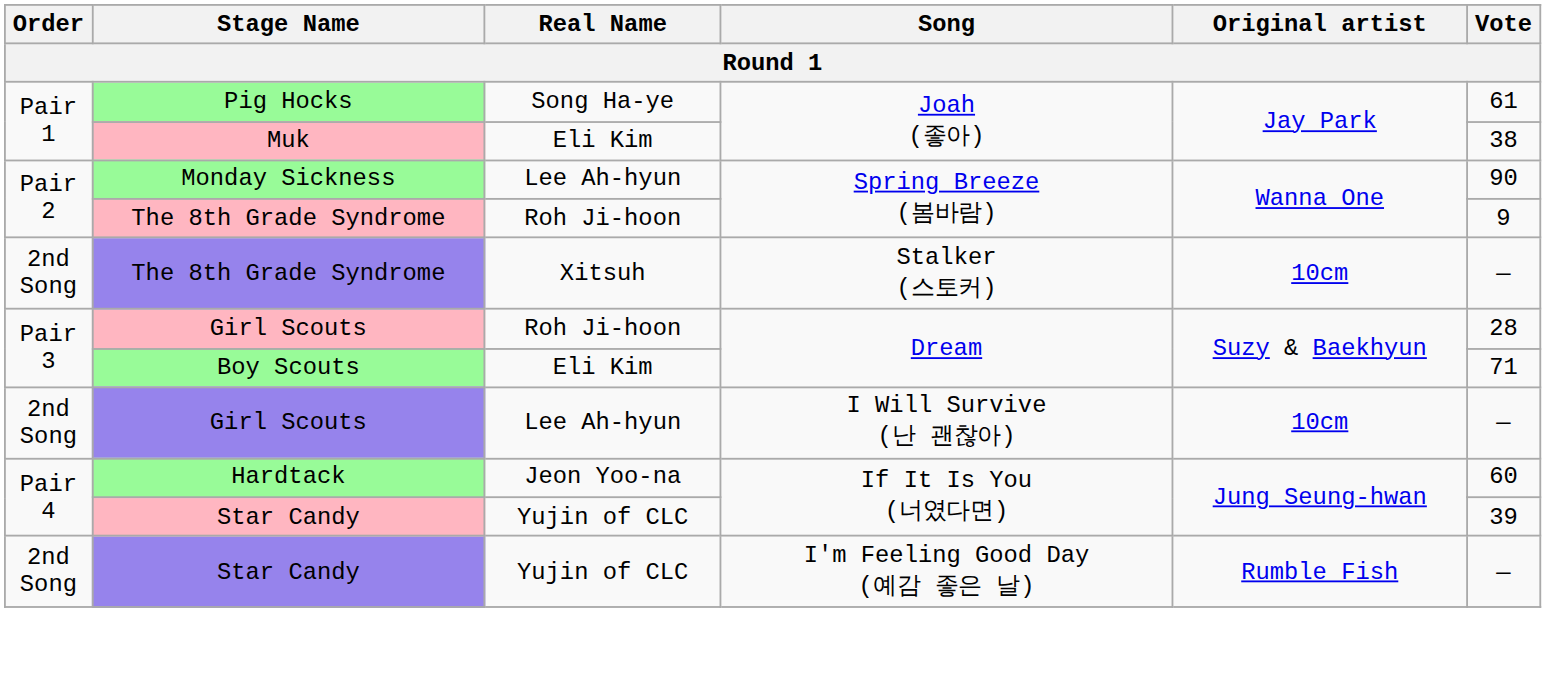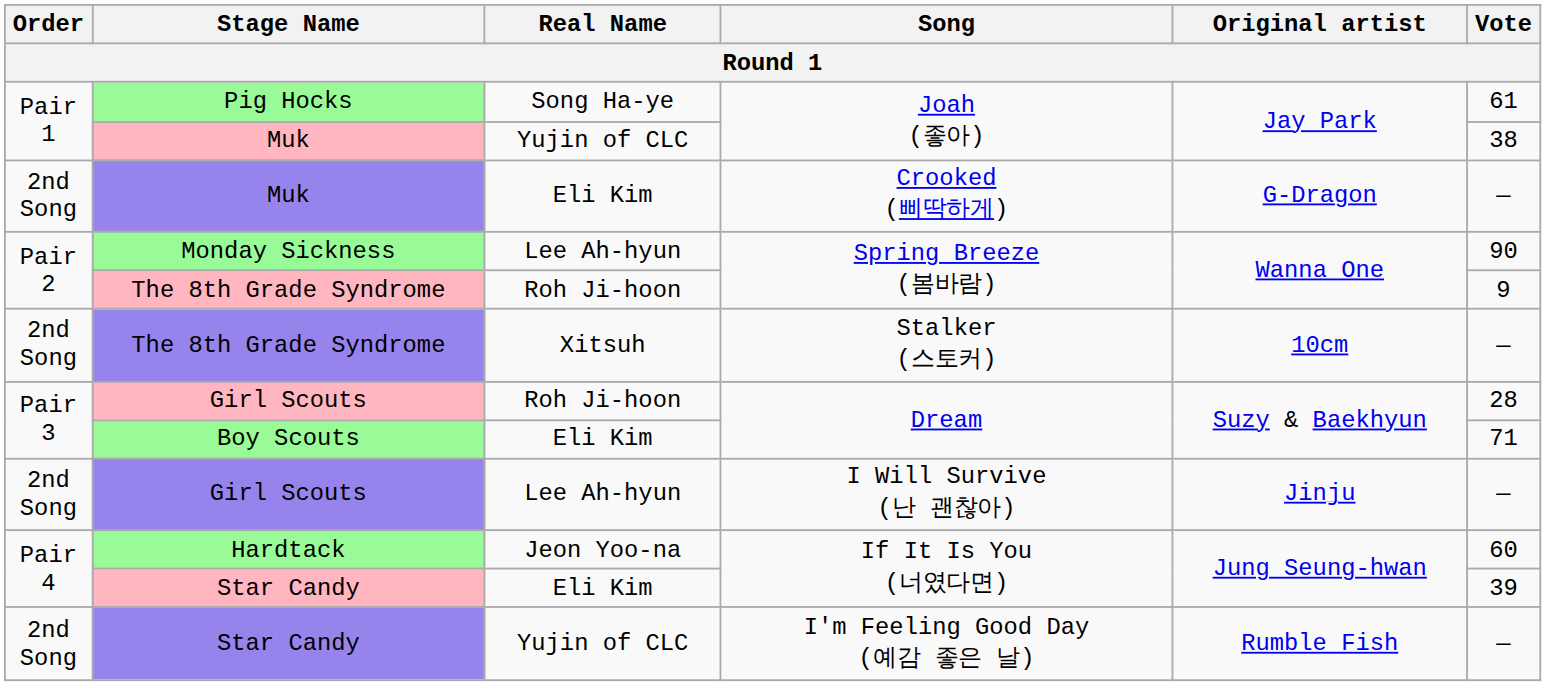(603, 141) Eli Kim -> (603, 141) Yujin of CLC
+ row: (288, 196)
(1320, 423) 10cm -> (1320, 494) Jinju
(603, 517) Yujin of CLC -> (603, 588) Eli Kim
